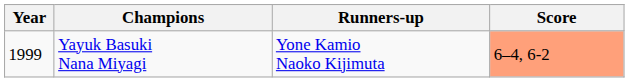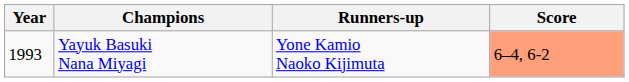(25, 53) 1999 -> (25, 53) 1993
